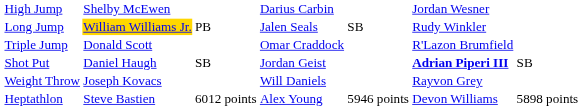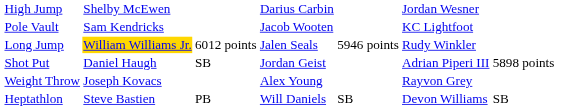+ row: (31, 26)
(203, 26) PB -> (226, 45) 6012 points
(355, 26) SB -> (368, 45) 5946 points
- row: (36, 45)
(460, 63) bold -> (446, 63) normal
(525, 63) SB -> (524, 63) 5898 points
(293, 81) Will Daniels -> (291, 81) Alex Young
(226, 99) 6012 points -> (203, 99) PB
(291, 99) Alex Young -> (293, 99) Will Daniels
(378, 99) 5946 points -> (345, 99) SB
(547, 99) 5898 points -> (501, 99) SB
